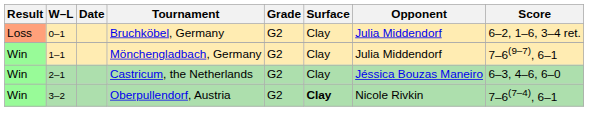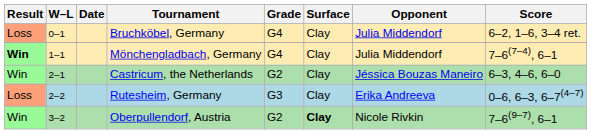(275, 32) G2 -> (275, 32) G4
(17, 53) normal -> (18, 53) bold
(275, 53) G2 -> (275, 53) G4
(523, 53) 7–6(9–7), 6–1 -> (523, 53) 7–6(7–4), 6–1
+ row: (166, 94)
(523, 94) 7–6(7–4), 6–1 -> (523, 117) 7–6(9–7), 6–1
